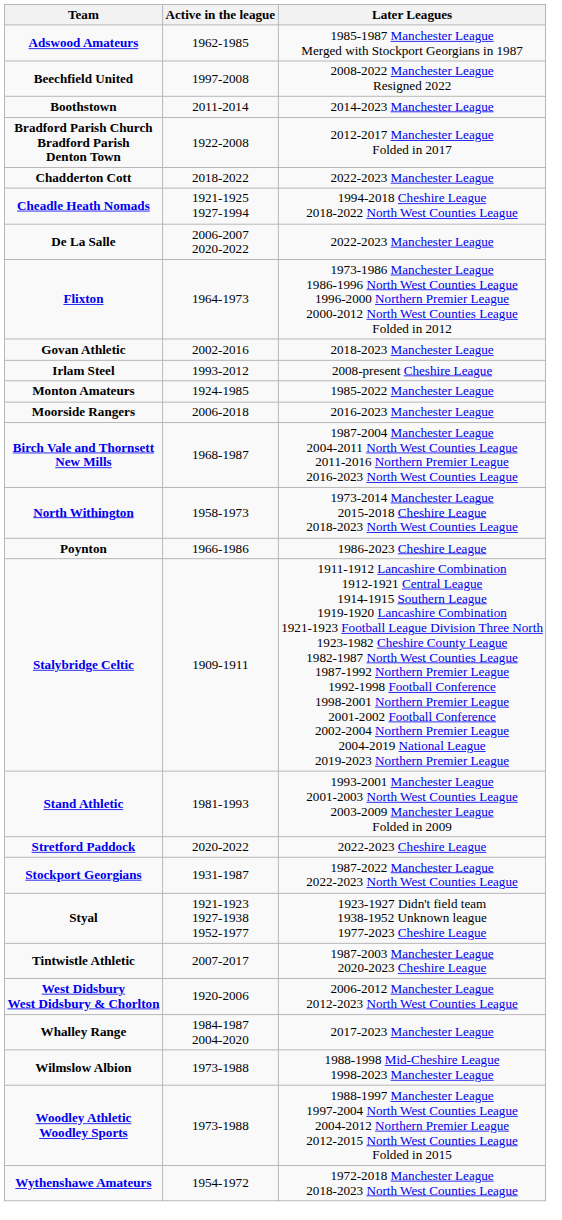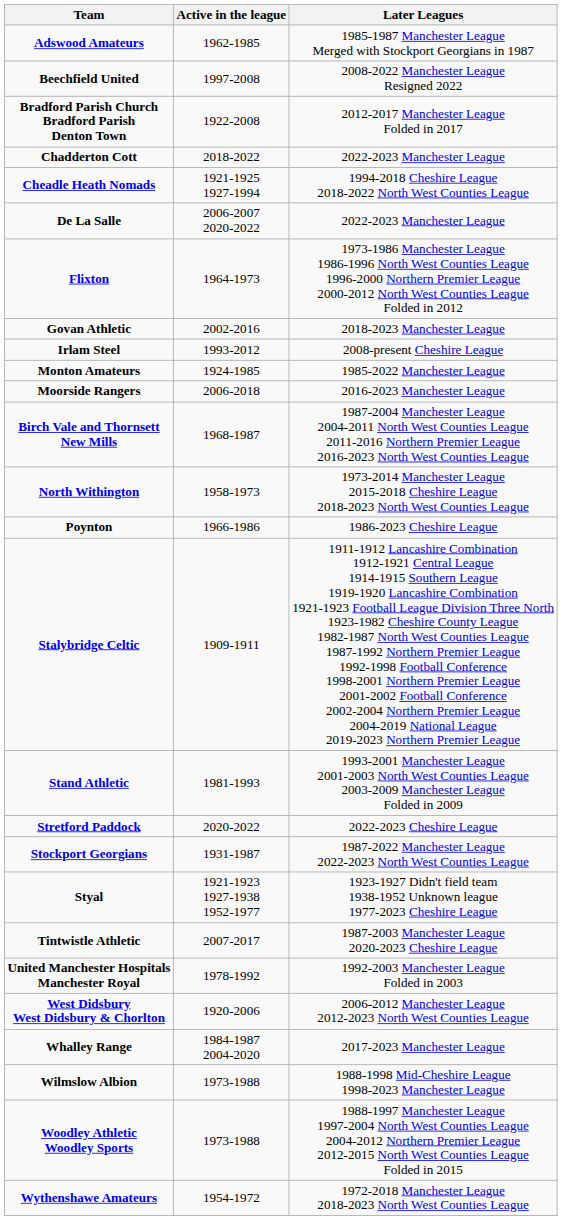- row: (83, 106)
+ row: (89, 975)
